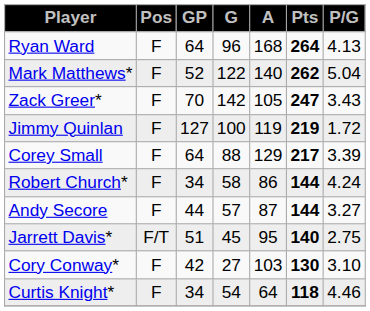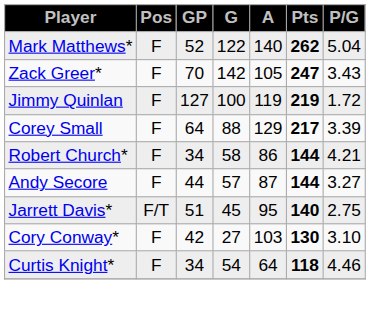- row: (51, 45)
(344, 182) 4.24 -> (344, 155) 4.21
